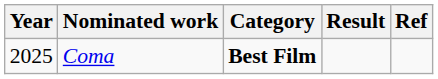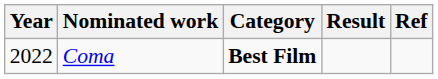(31, 55) 2025 -> (31, 55) 2022
